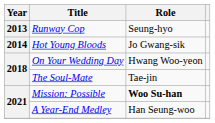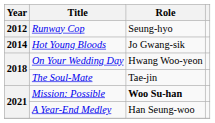(17, 28) 2013 -> (17, 28) 2012
